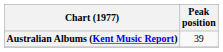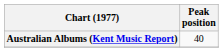(199, 39) 39 -> (199, 39) 40
